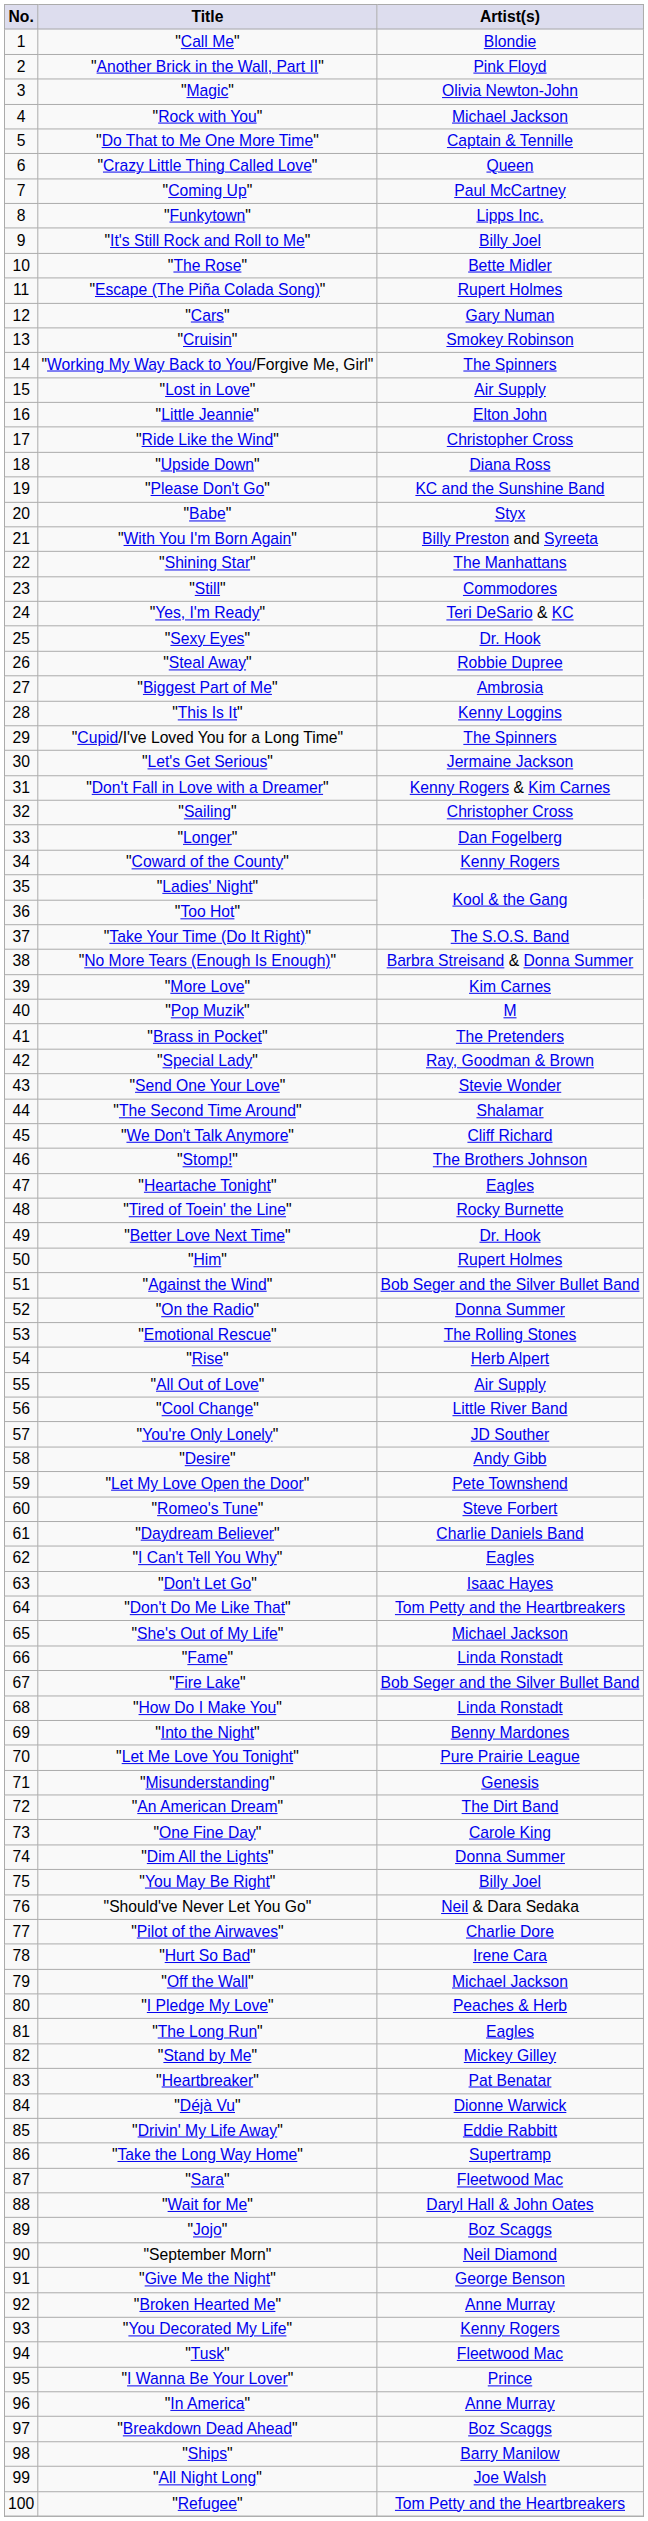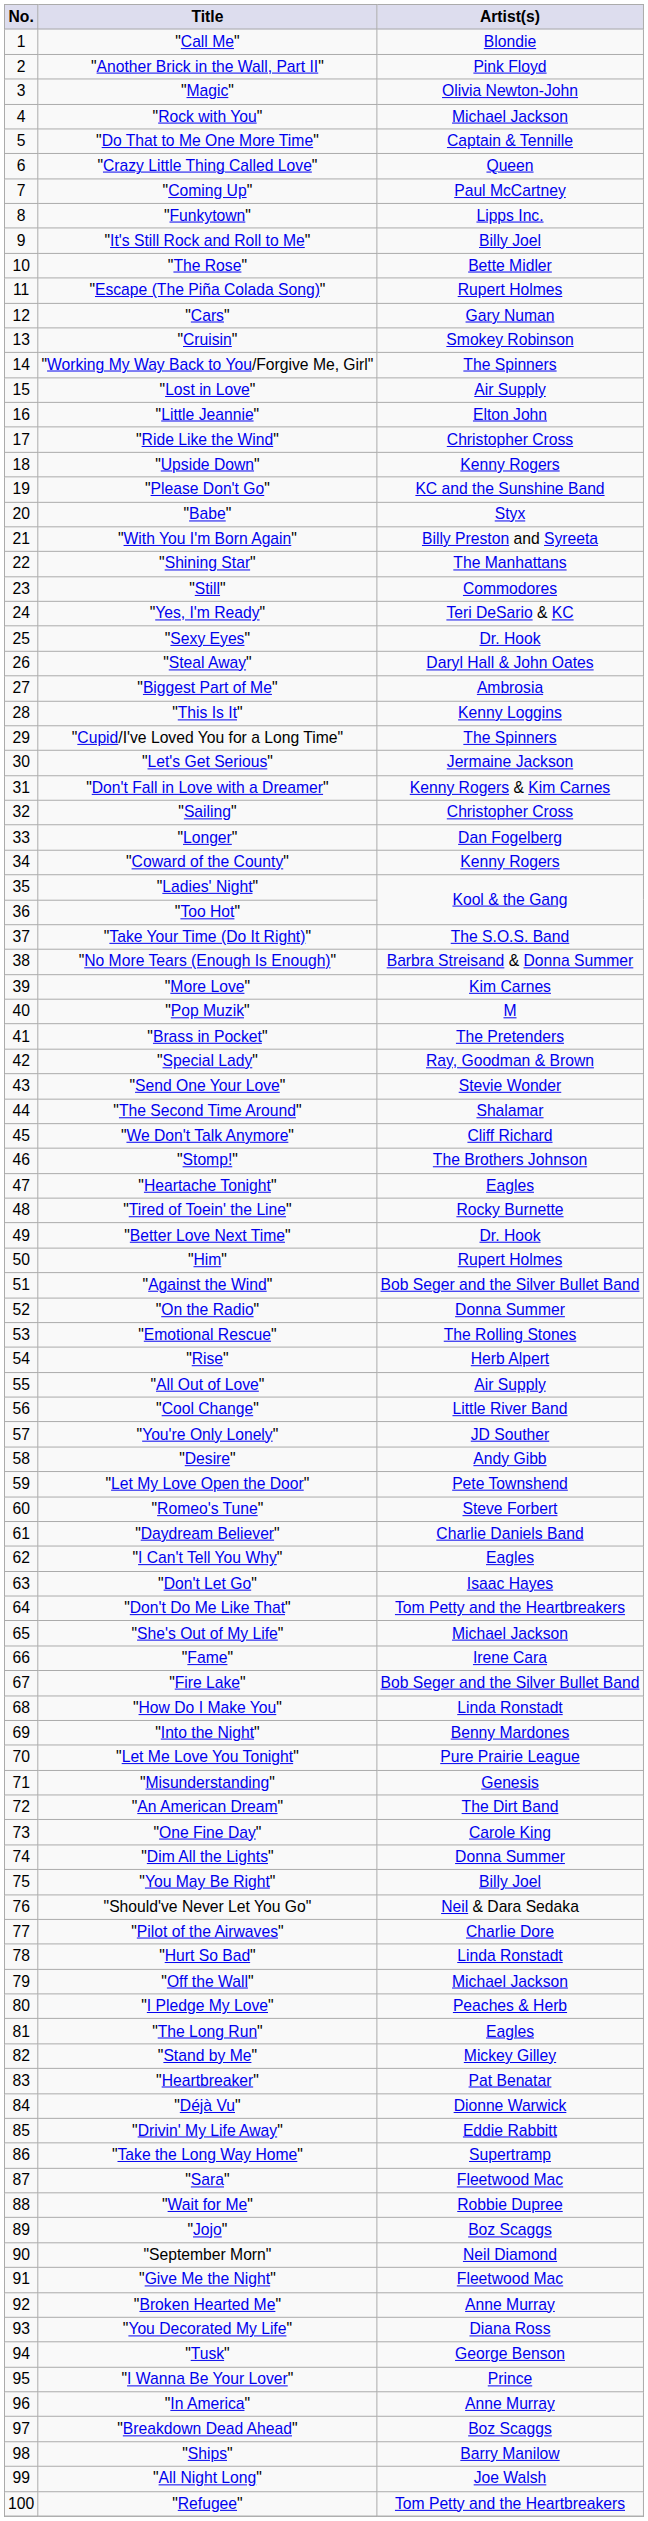(510, 464) Diana Ross -> (510, 464) Kenny Rogers
(510, 663) Robbie Dupree -> (510, 663) Daryl Hall & John Oates
(510, 1658) Linda Ronstadt -> (510, 1658) Irene Cara
(510, 1956) Irene Cara -> (510, 1956) Linda Ronstadt
(510, 2205) Daryl Hall & John Oates -> (510, 2205) Robbie Dupree
(510, 2279) George Benson -> (510, 2279) Fleetwood Mac
(510, 2329) Kenny Rogers -> (510, 2329) Diana Ross
(510, 2354) Fleetwood Mac -> (510, 2354) George Benson
